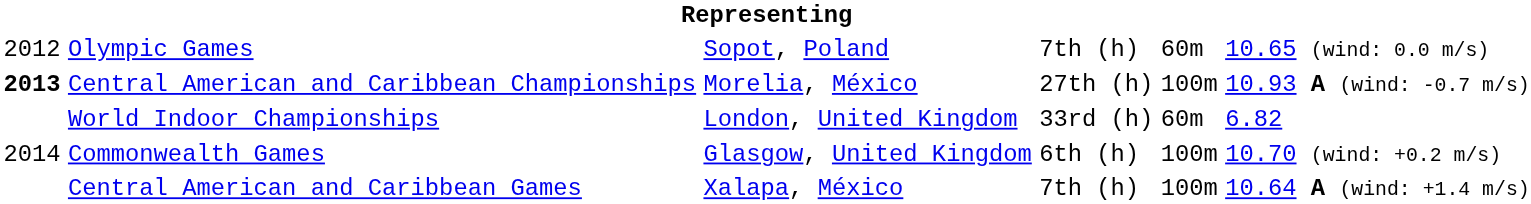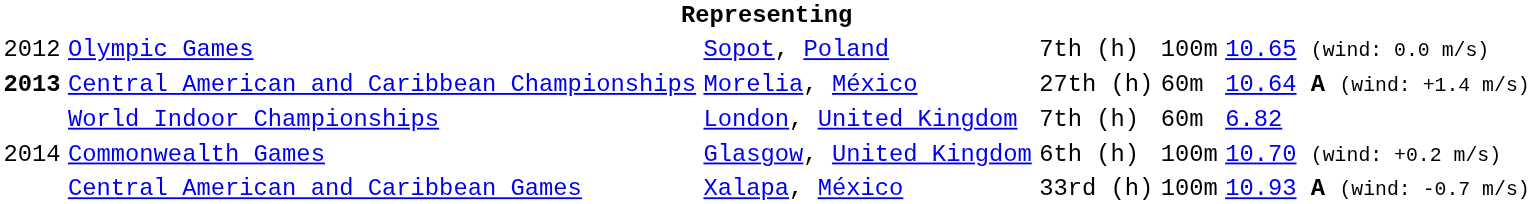(1182, 50) 60m -> (1189, 50) 100m
(1189, 85) 100m -> (1182, 85) 60m
(1377, 85) 10.93 A (wind: -0.7 m/s) -> (1377, 85) 10.64 A (wind: +1.4 m/s)
(1096, 120) 33rd (h) -> (1089, 120) 7th (h)
(1089, 189) 7th (h) -> (1096, 189) 33rd (h)
(1377, 189) 10.64 A (wind: +1.4 m/s) -> (1377, 189) 10.93 A (wind: -0.7 m/s)
